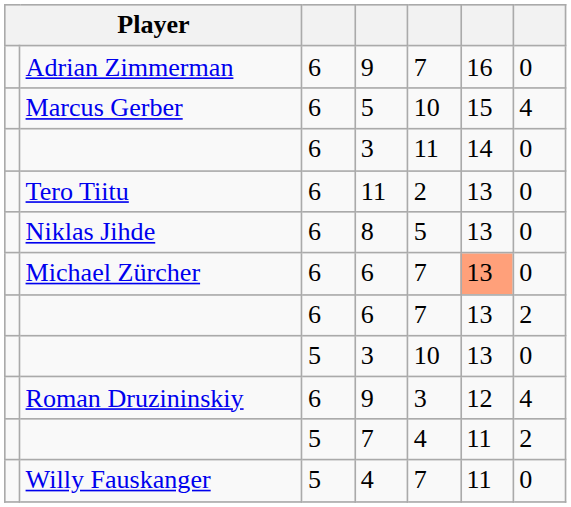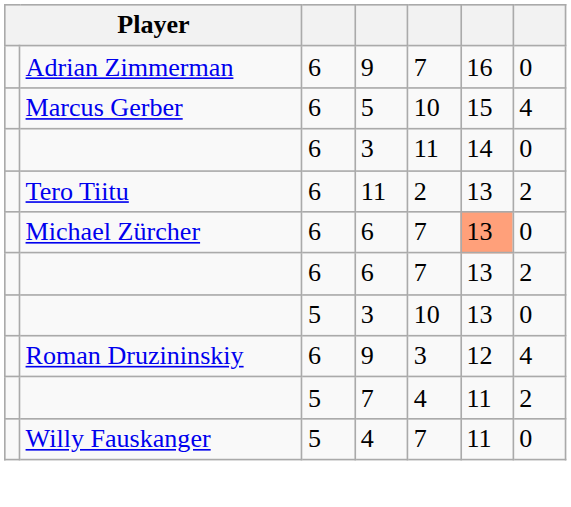(526, 190) 0 -> (526, 190) 2
- row: (90, 231)
